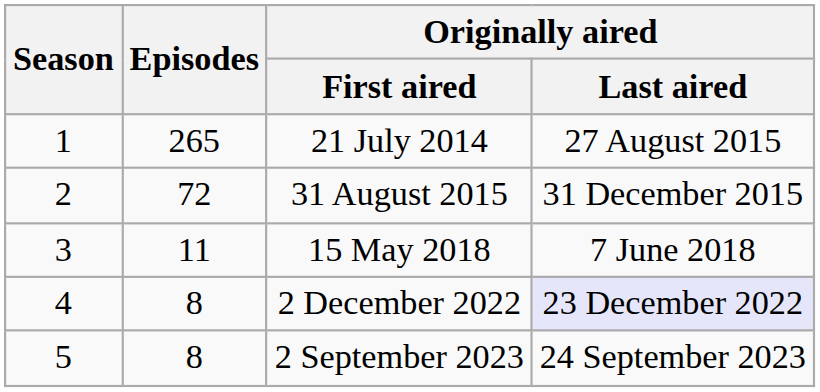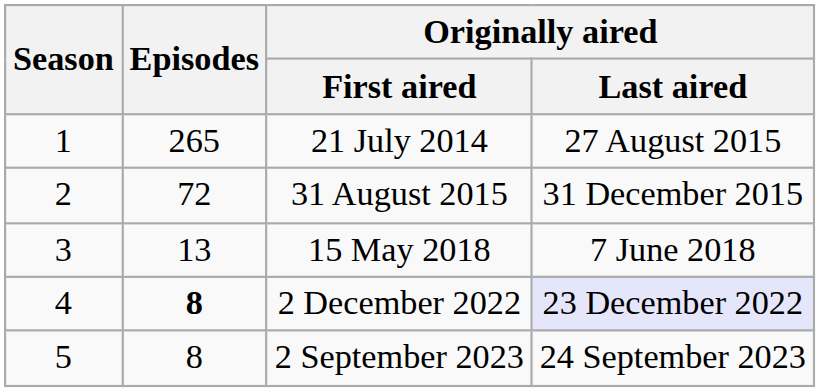(194, 248) 11 -> (194, 248) 13
(194, 303) normal -> (194, 303) bold
